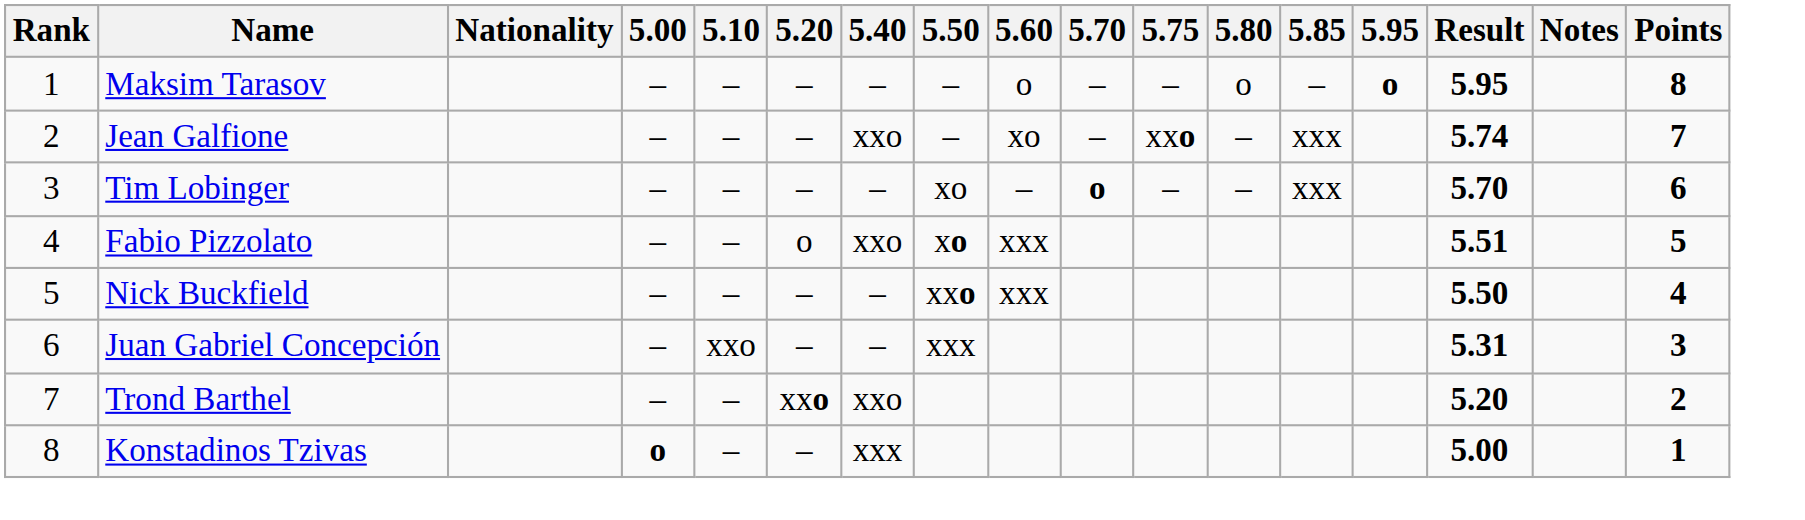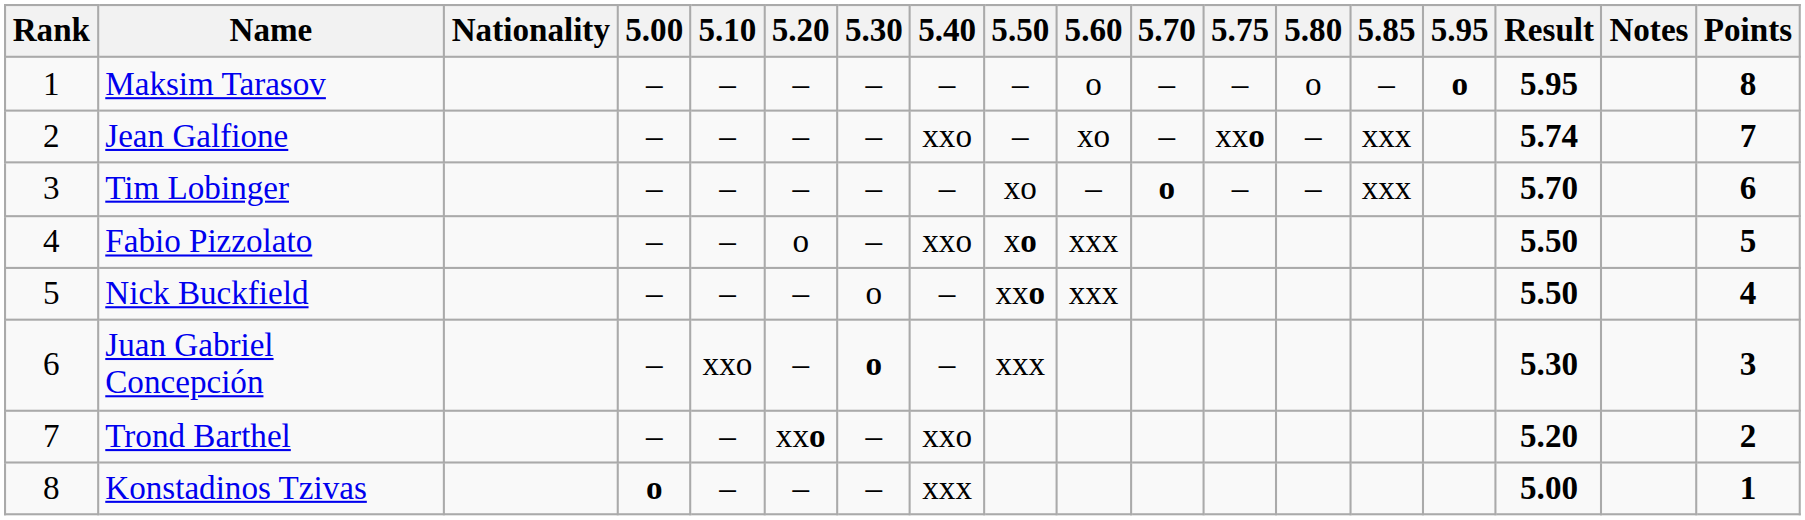+ column: (874, 30)
(1479, 240) 5.51 -> (1549, 240) 5.50
(1479, 345) 5.31 -> (1549, 364) 5.30
